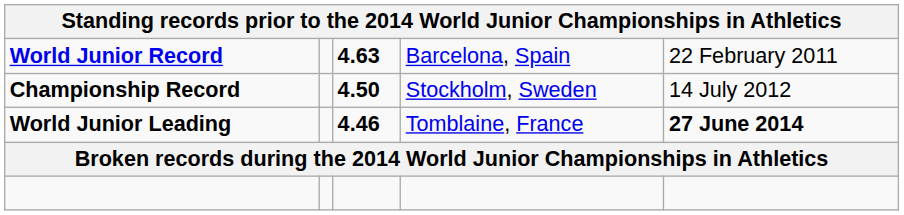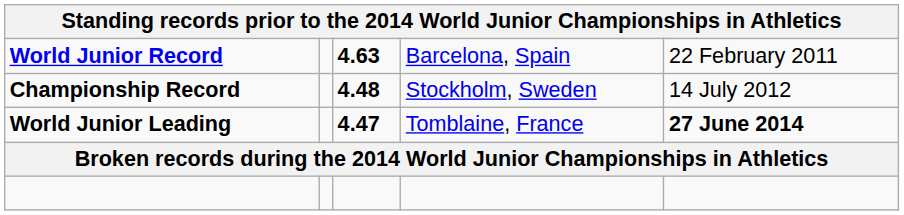(359, 90) 4.50 -> (359, 90) 4.48
(359, 124) 4.46 -> (359, 124) 4.47
